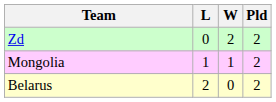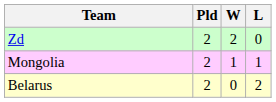columns swapped: (257, 16) <-> (206, 16)
